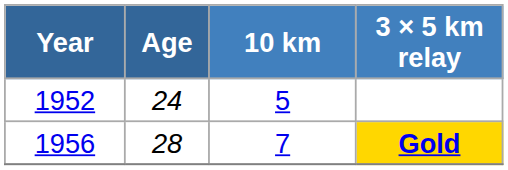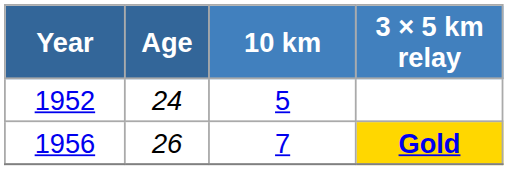(167, 143) 28 -> (167, 143) 26
